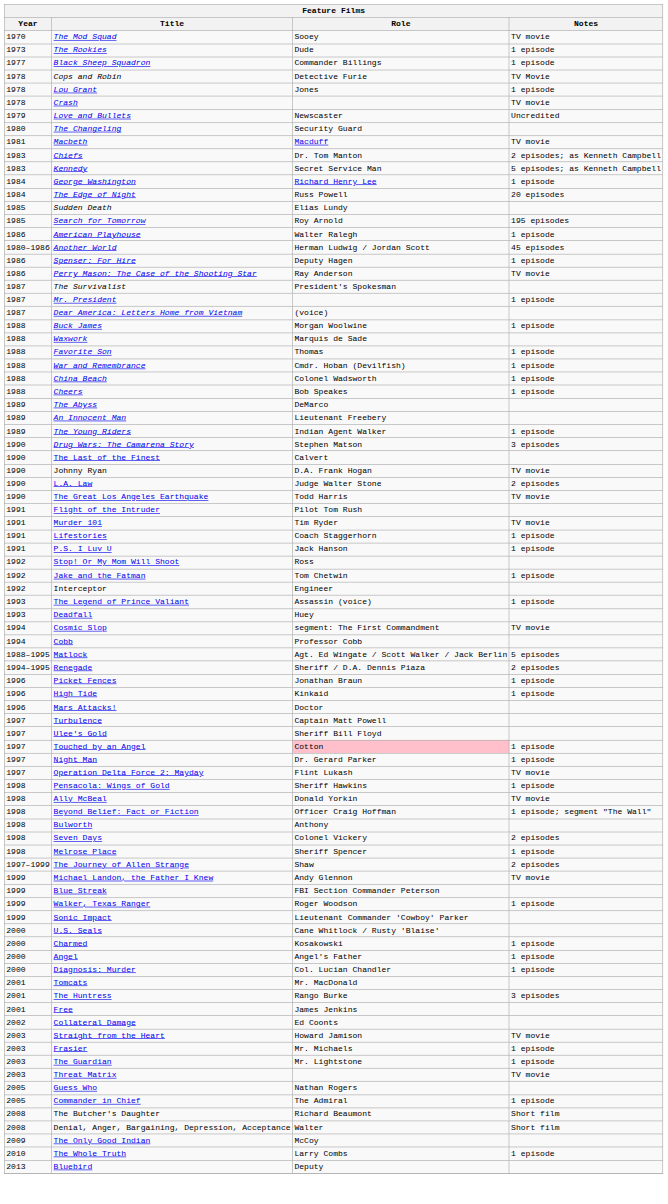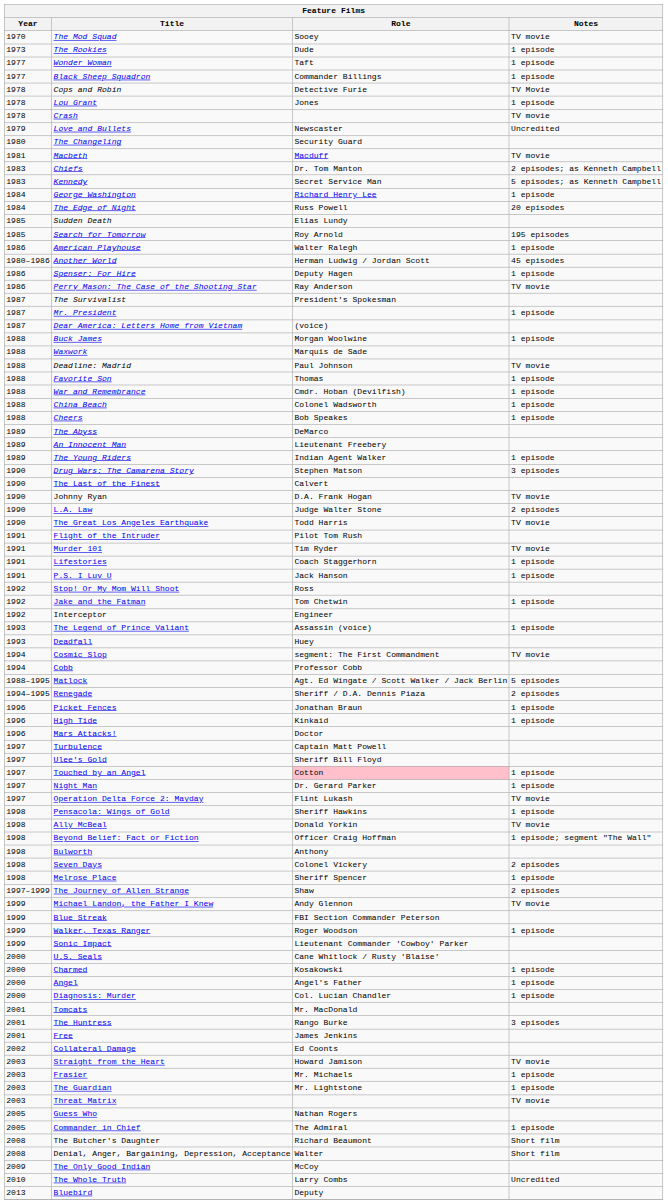+ row: (83, 63)
+ row: (92, 366)
(533, 1154) 1 episode -> (535, 1180) Uncredited
